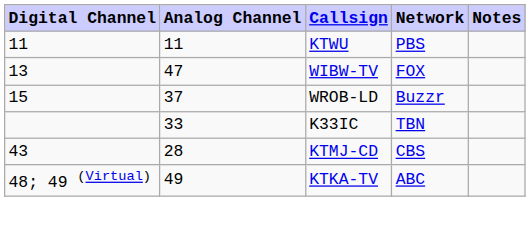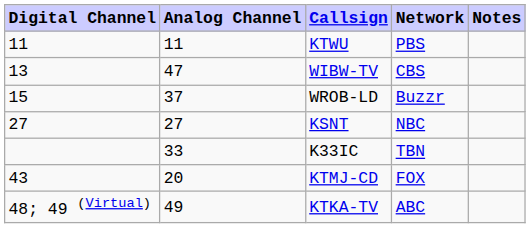(410, 71) FOX -> (410, 71) CBS
+ row: (329, 125)
(174, 151) 28 -> (174, 178) 20
(410, 151) CBS -> (410, 178) FOX
